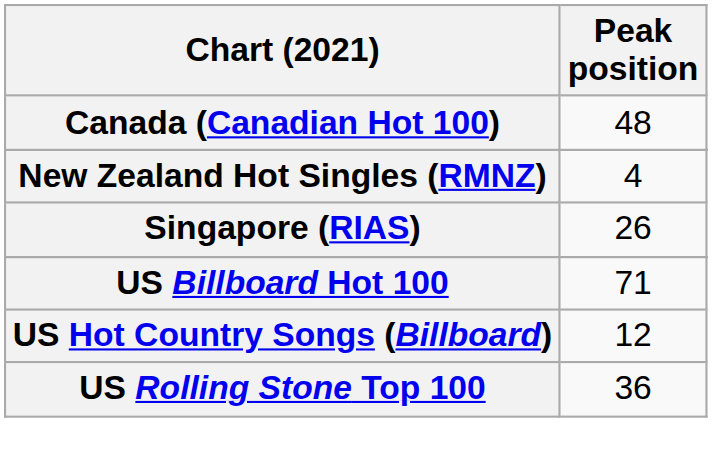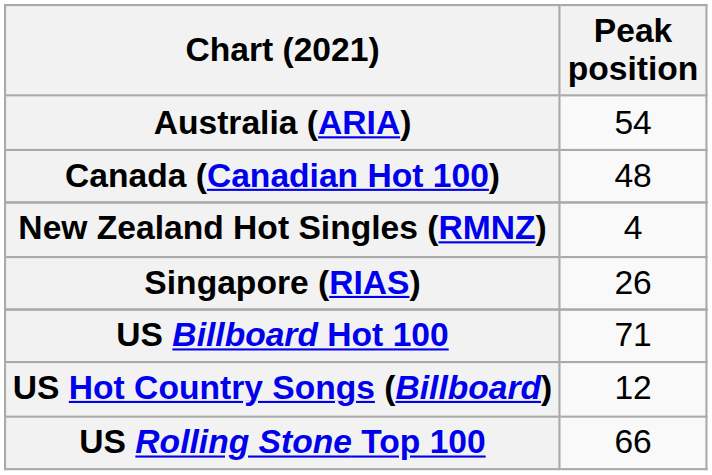+ row: (283, 122)
(633, 388) 36 -> (633, 441) 66
